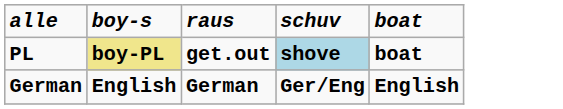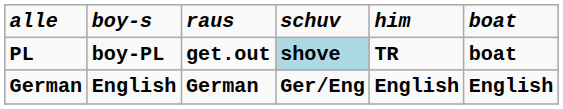+ column: (393, 21)
(128, 54) khaki background -> (128, 54) no background
